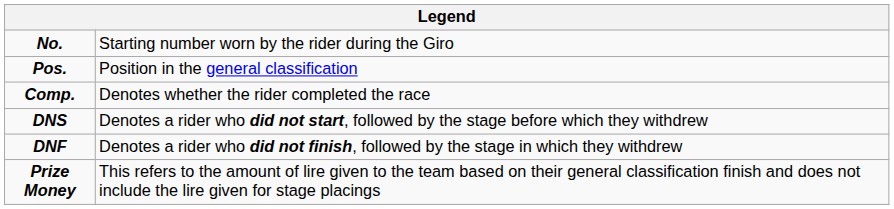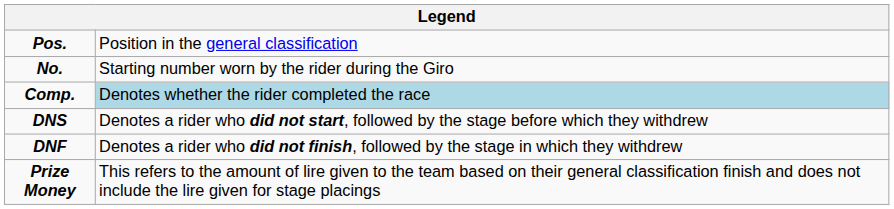rows swapped: (50, 43) <-> (50, 69)
(265, 95) no background -> (265, 95) lightblue background
